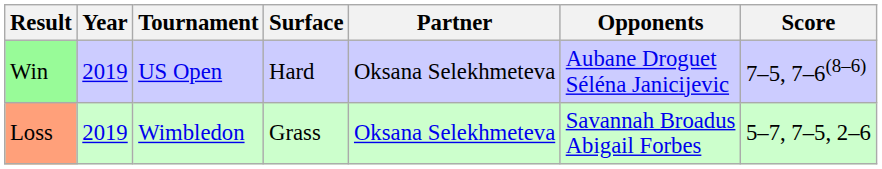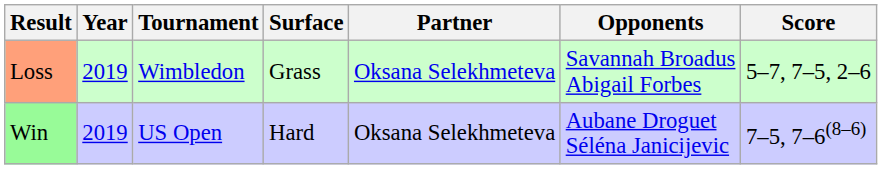rows swapped: (31, 132) <-> (29, 71)
